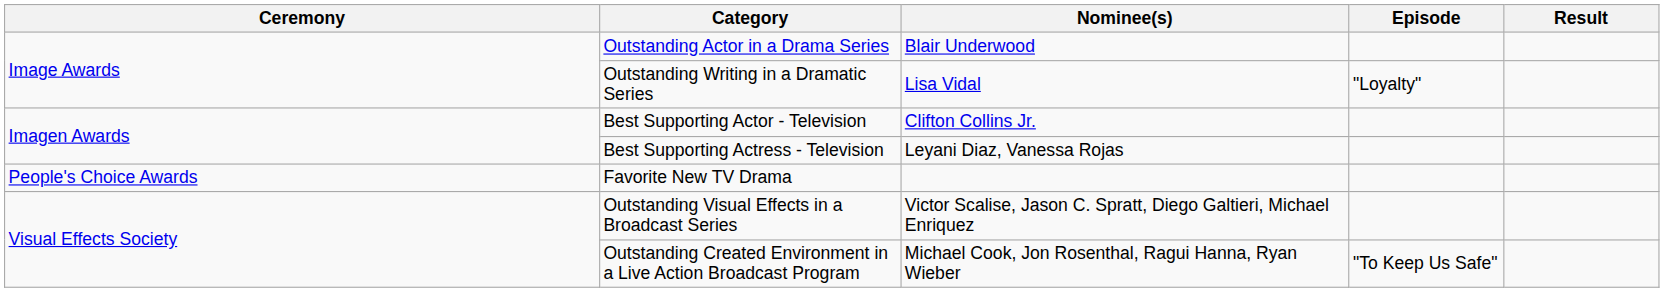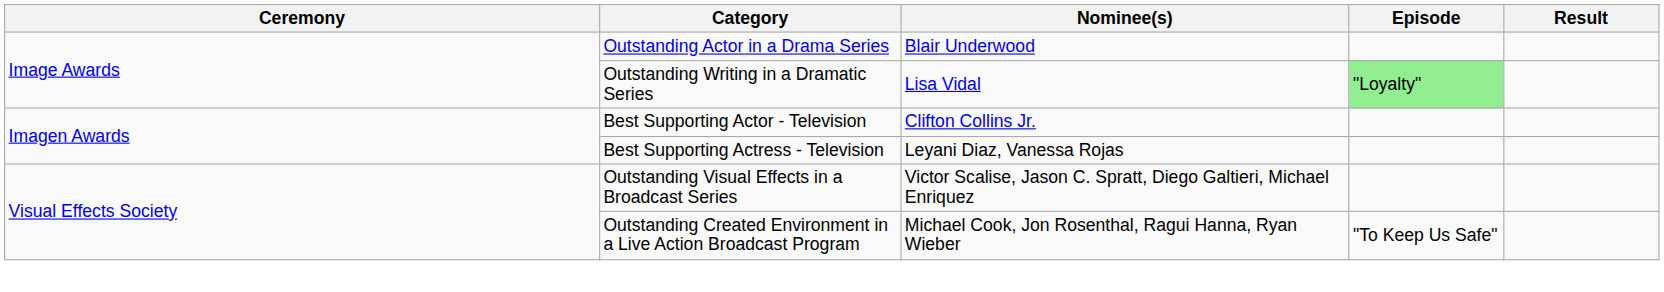(1387, 84) no background -> (1387, 84) lightgreen background
- row: (698, 177)
